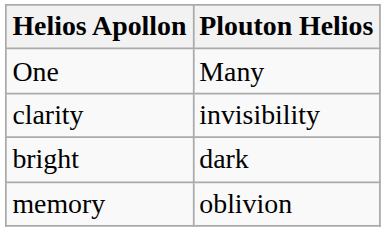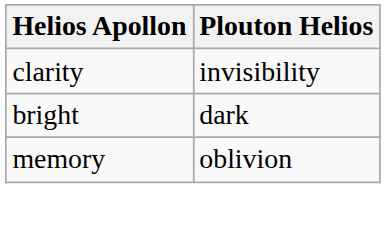- row: (36, 70)
